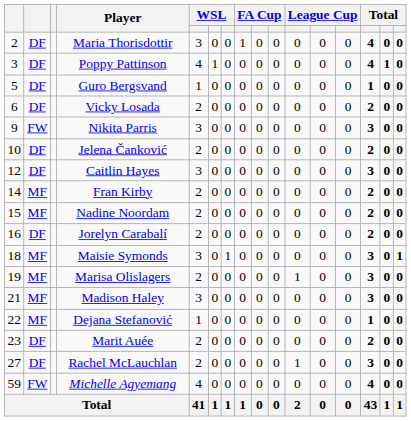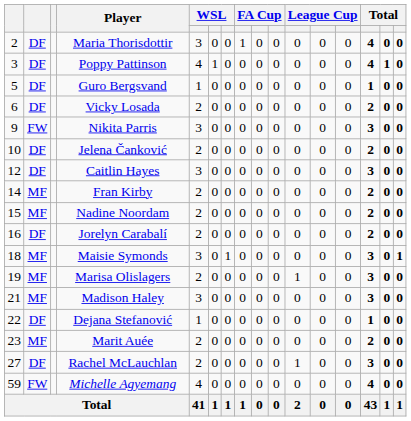(37, 319) MF -> (37, 319) DF
(37, 341) DF -> (37, 341) MF
